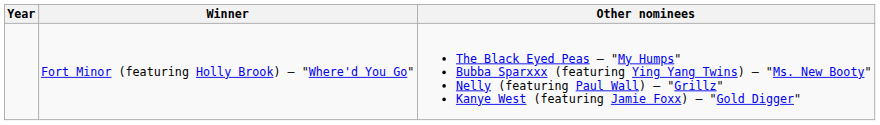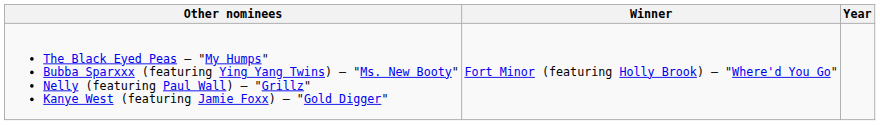columns swapped: (21, 14) <-> (646, 14)
